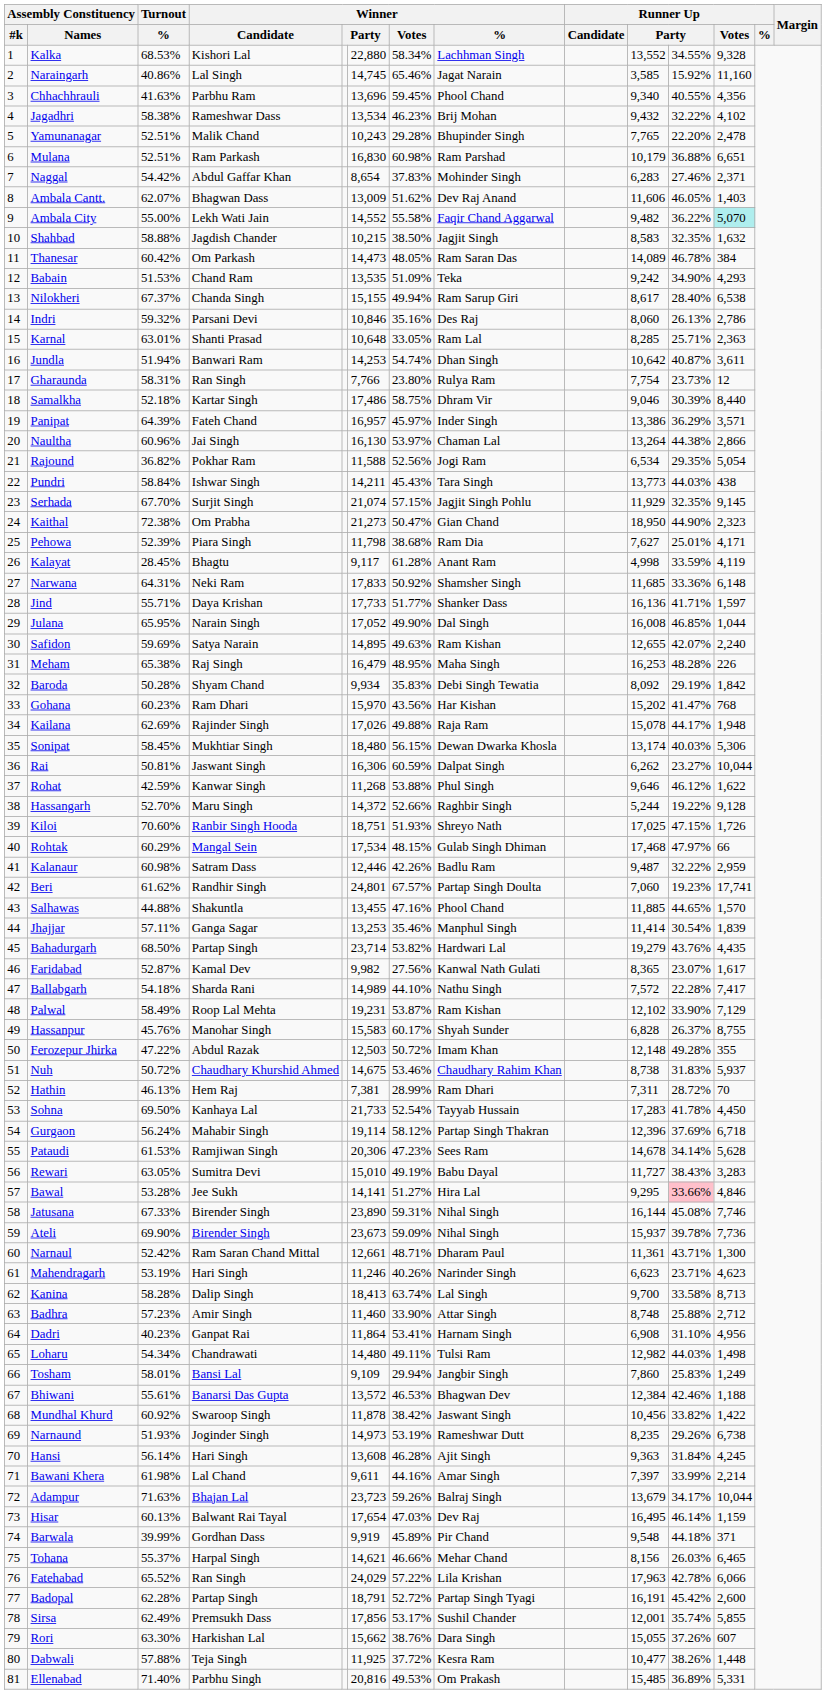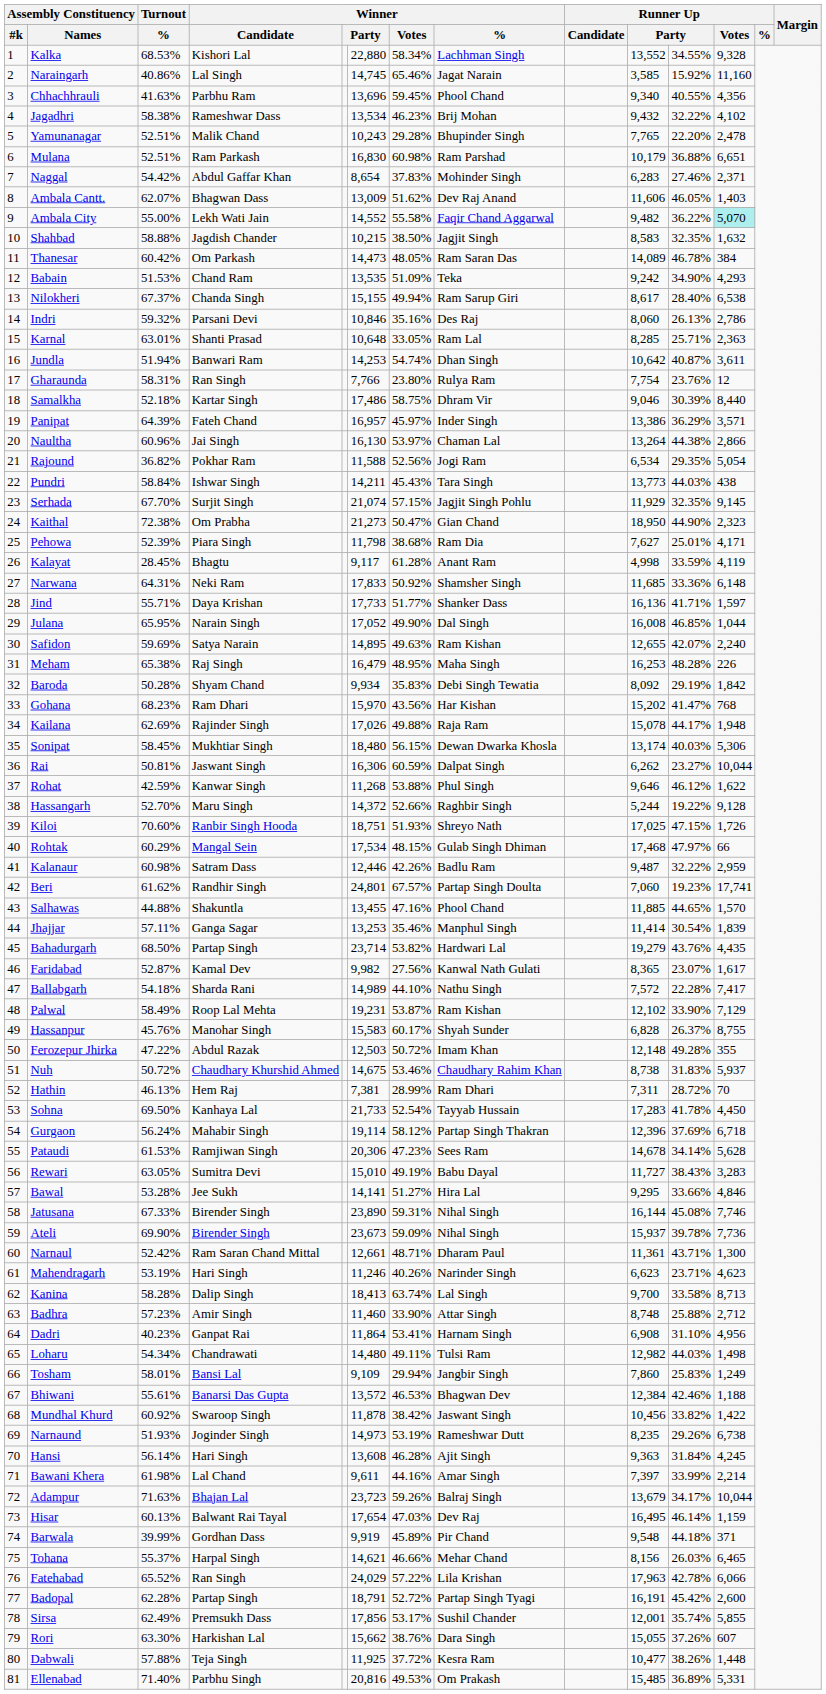(691, 380) 23.73% -> (691, 380) 23.76%
(161, 704) 60.23% -> (161, 704) 68.23%
(691, 1192) pink background -> (691, 1192) no background
